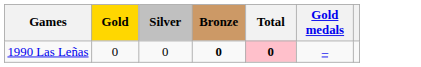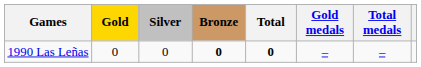+ column: (382, 23)
(271, 51) pink background -> (271, 51) no background
